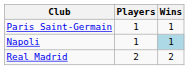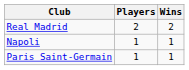rows swapped: (37, 57) <-> (59, 27)
(171, 42) lightblue background -> (171, 42) no background
